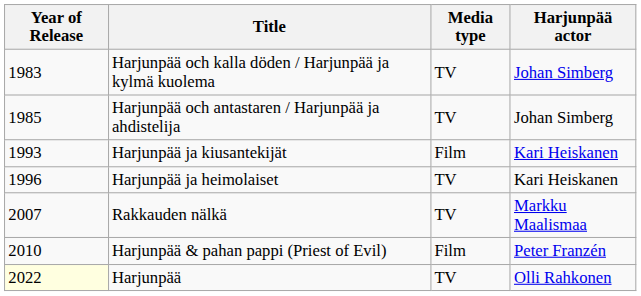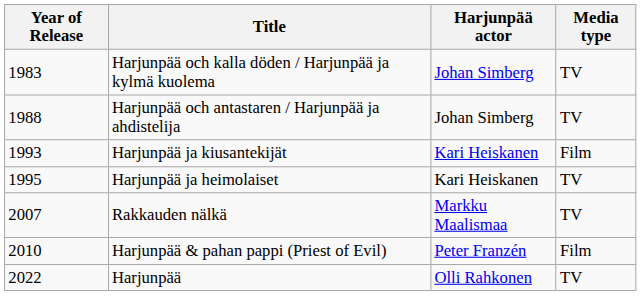columns swapped: (573, 27) <-> (470, 27)
(25, 117) 1985 -> (25, 117) 1988
(25, 179) 1996 -> (25, 179) 1995
(25, 277) lightyellow background -> (25, 277) no background
